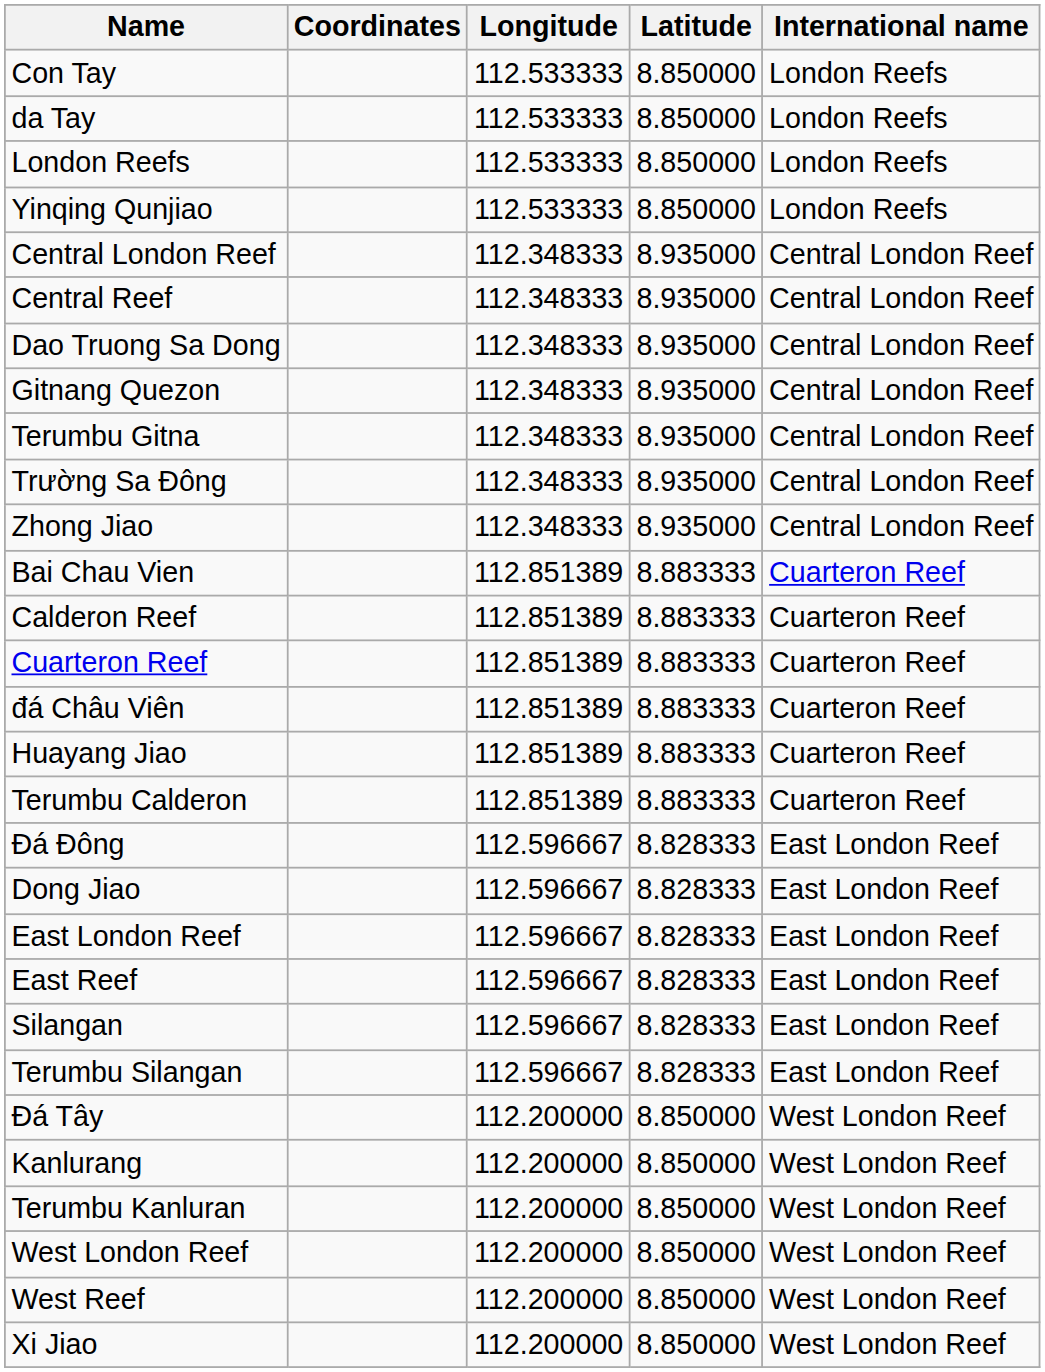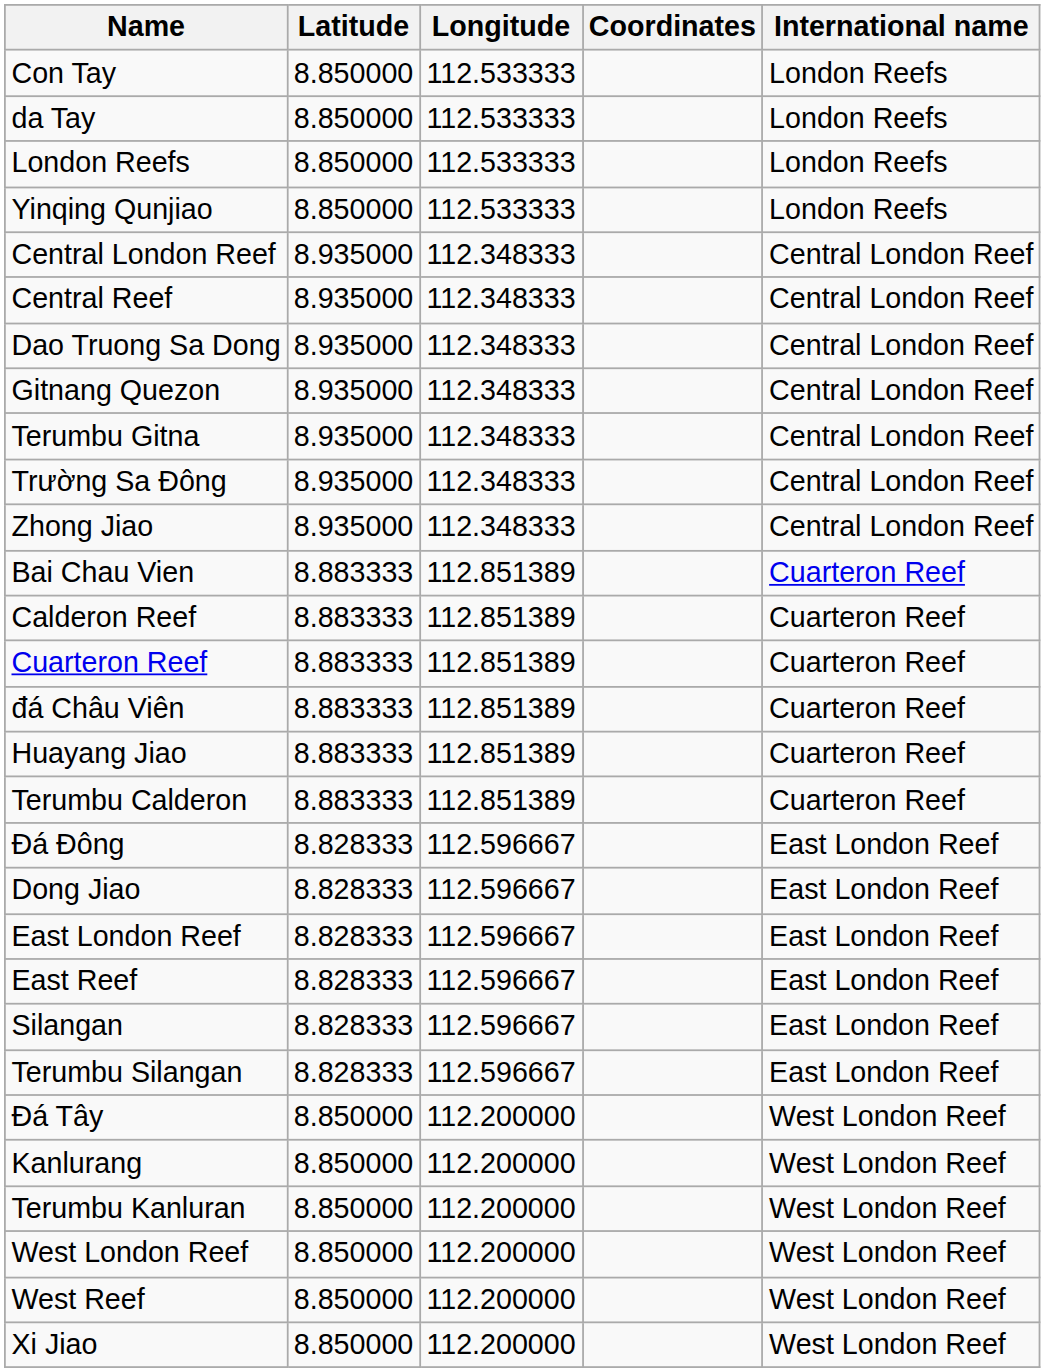columns swapped: (696, 27) <-> (377, 27)
